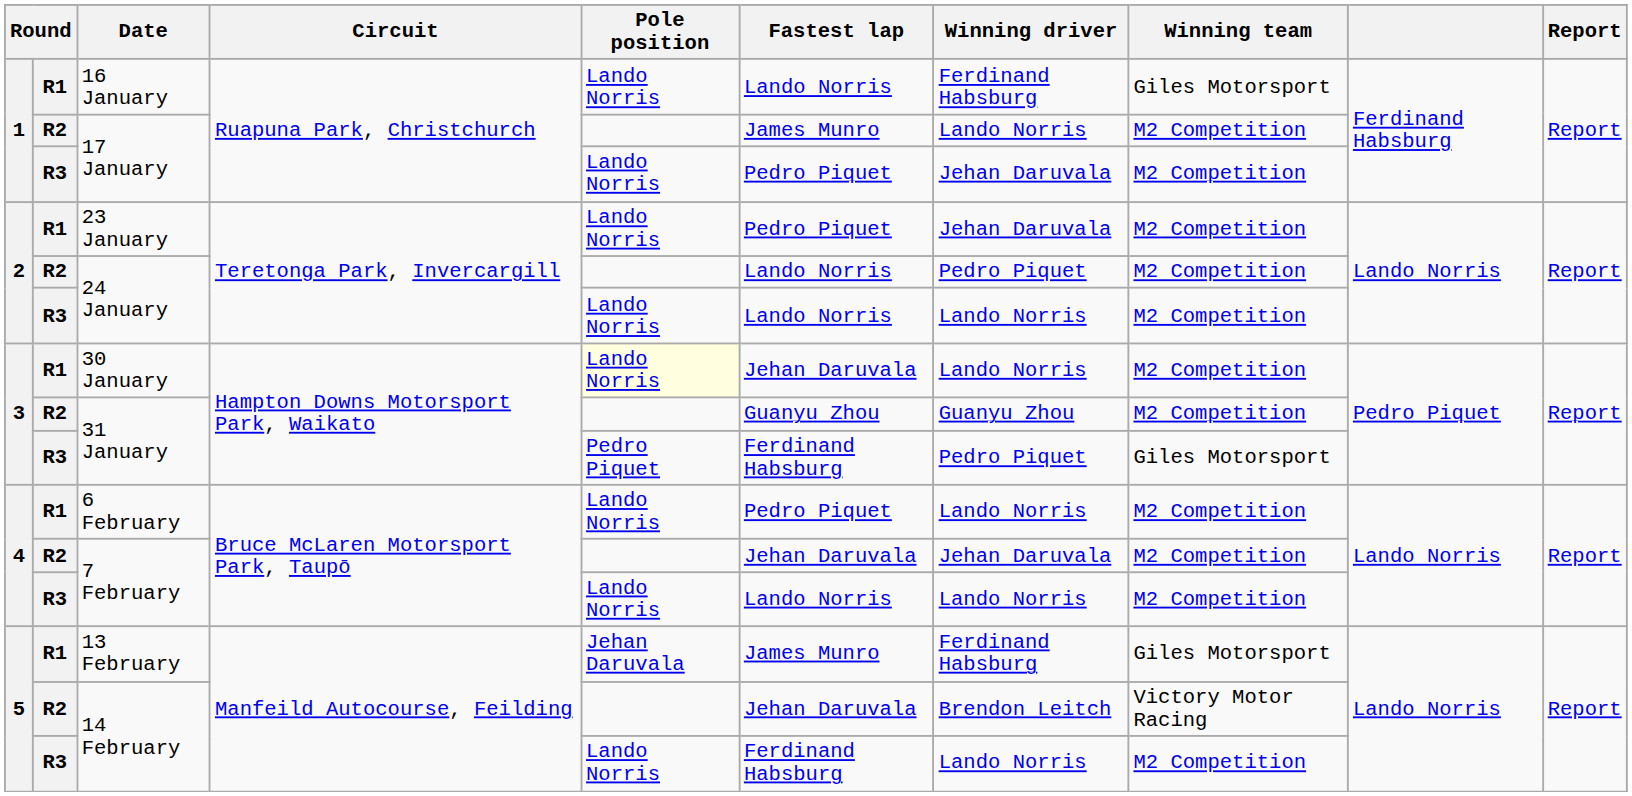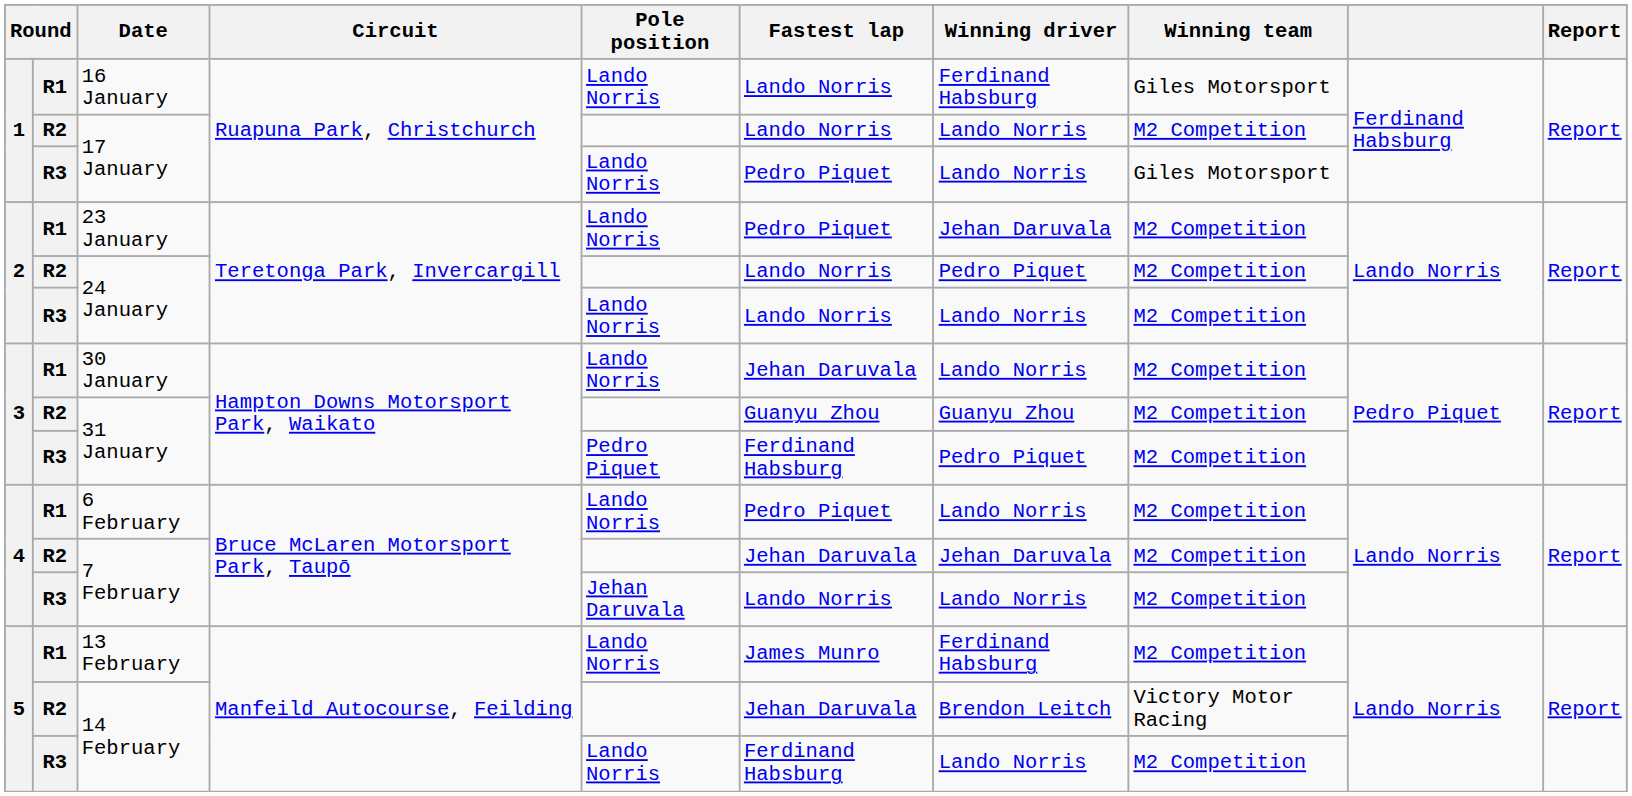(812, 131) James Munro -> (818, 131) Lando Norris
(1025, 174) Jehan Daruvala -> (1013, 174) Lando Norris
(1220, 174) M2 Competition -> (1232, 174) Giles Motorsport
(623, 371) lightyellow background -> (623, 371) no background
(1232, 458) Giles Motorsport -> (1220, 458) M2 Competition
(623, 599) Lando Norris -> (635, 599) Jehan Daruvala
(635, 654) Jehan Daruvala -> (623, 654) Lando Norris
(1232, 654) Giles Motorsport -> (1220, 654) M2 Competition
